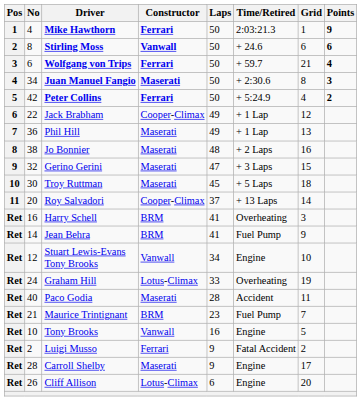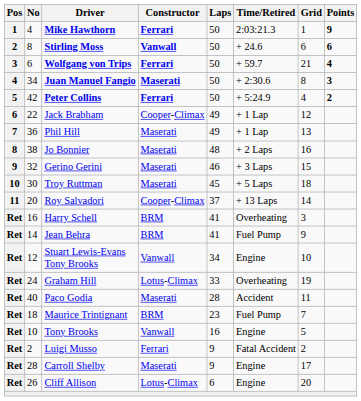(215, 166) 47 -> (215, 166) 46
(32, 315) 21 -> (32, 315) 18
